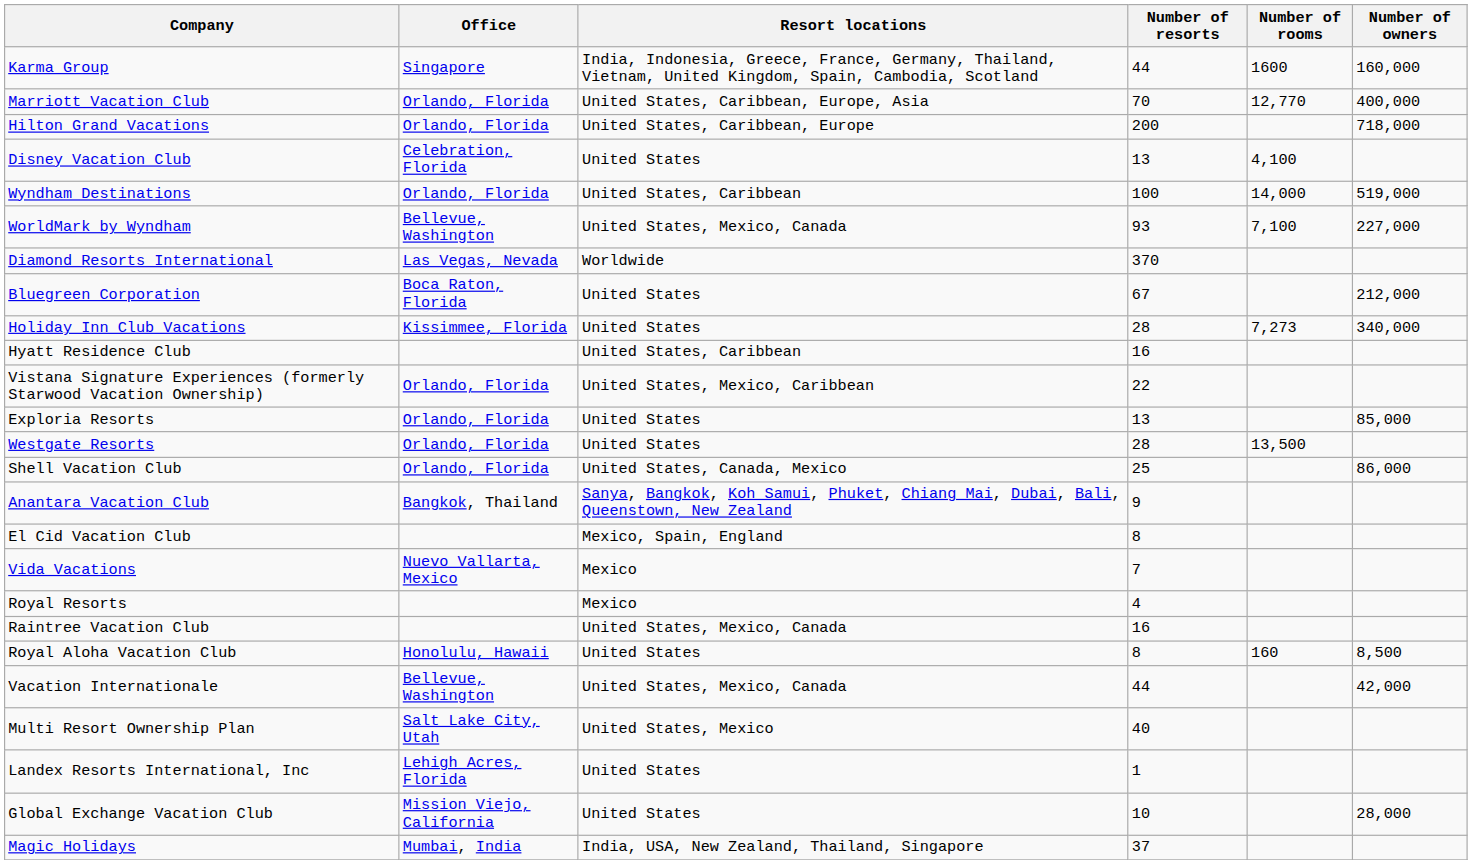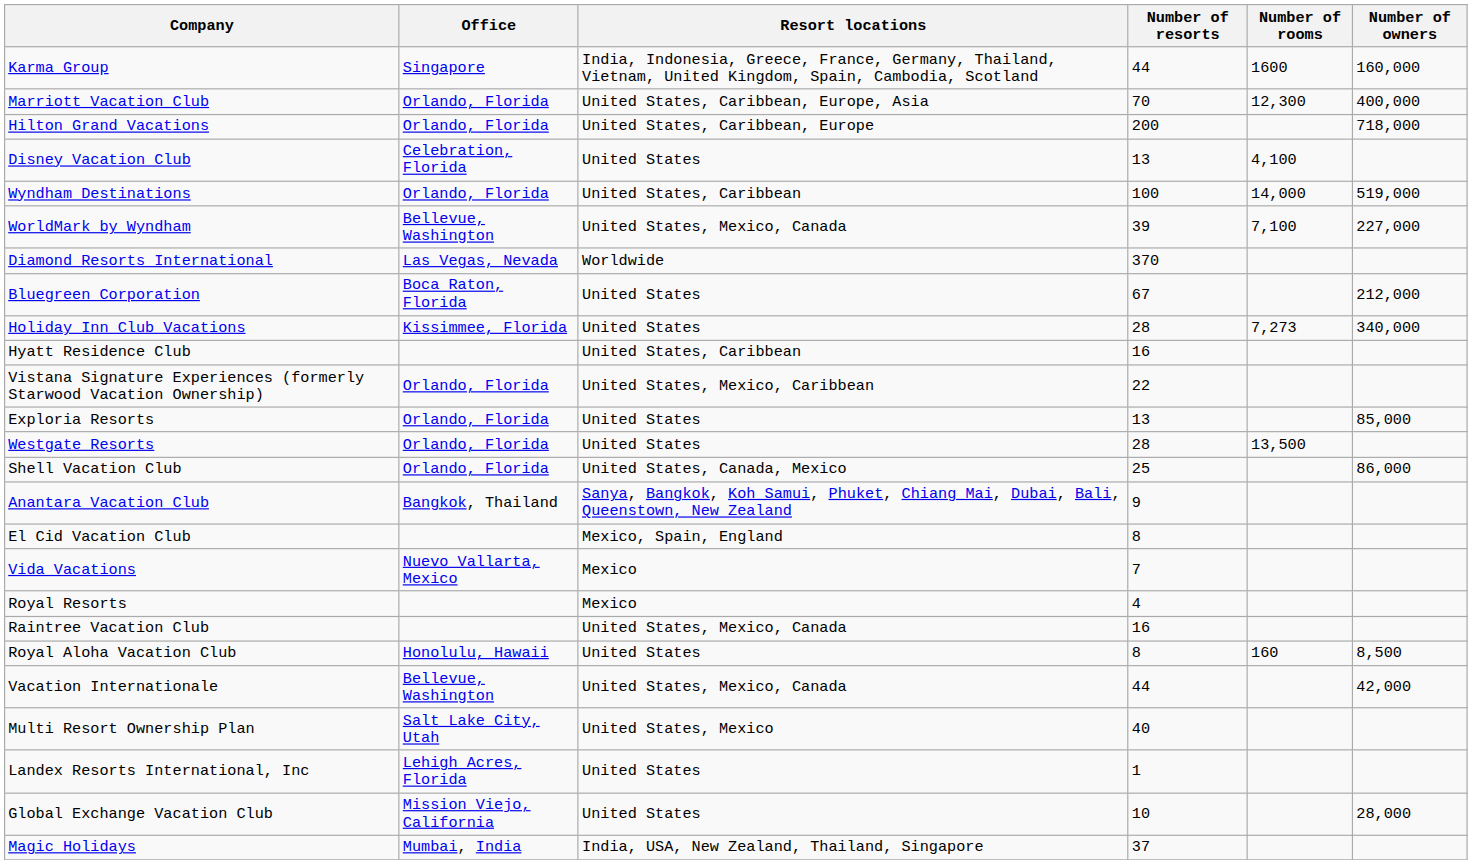(1278, 102) 12,770 -> (1278, 102) 12,300
(1141, 227) 93 -> (1141, 227) 39
